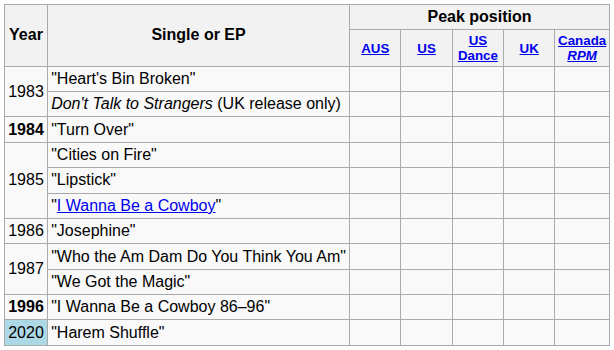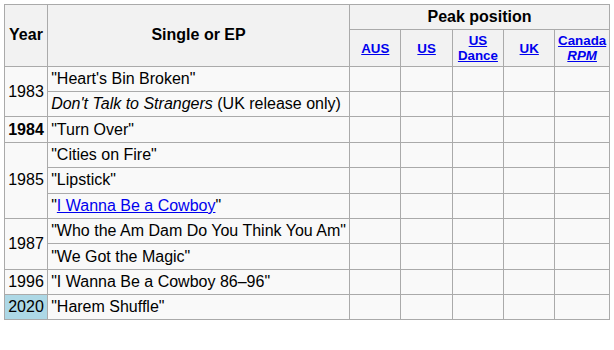- row: (93, 231)
(26, 307) bold -> (26, 281) normal
